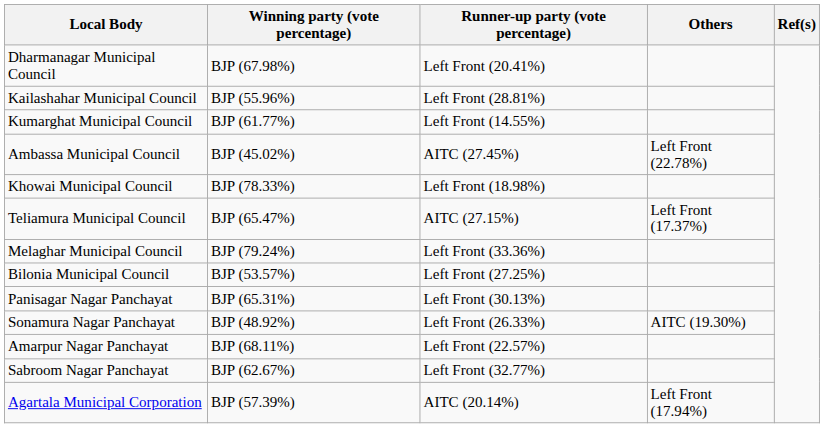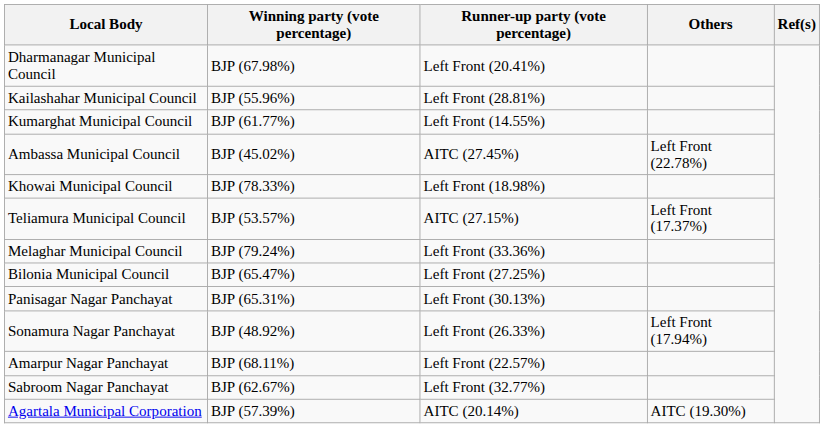(253, 218) BJP (65.47%) -> (253, 218) BJP (53.57%)
(253, 274) BJP (53.57%) -> (253, 274) BJP (65.47%)
(698, 322) AITC (19.30%) -> (681, 331) Left Front (17.94%)
(681, 402) Left Front (17.94%) -> (698, 411) AITC (19.30%)
